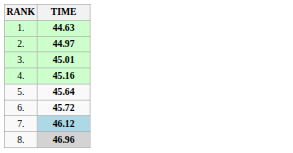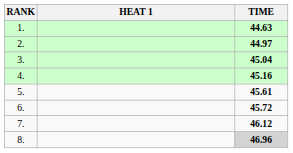+ column: (136, 12)
(64, 60) 45.01 -> (261, 60) 45.04
(64, 92) 45.64 -> (261, 92) 45.61
(64, 124) lightblue background -> (261, 124) no background
